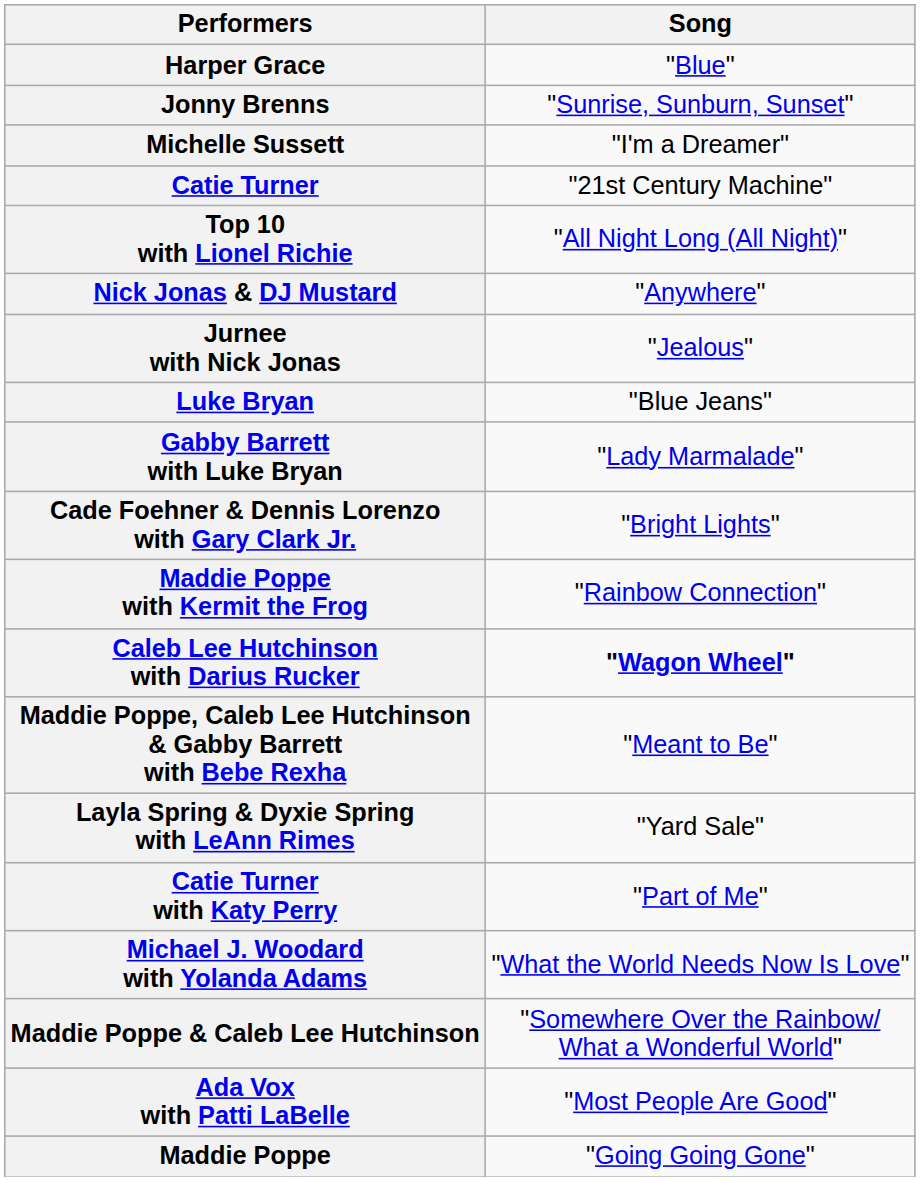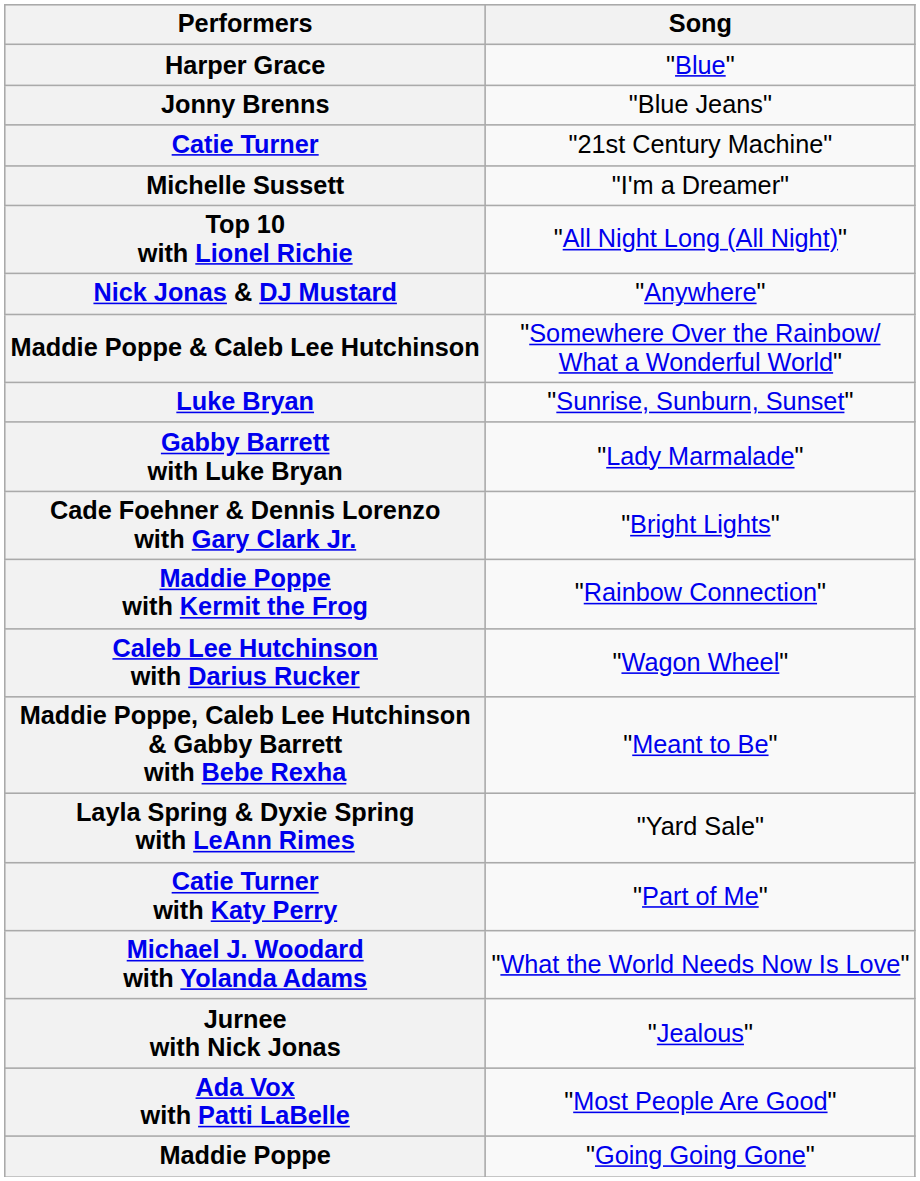(700, 104) "Sunrise, Sunburn, Sunset" -> (700, 104) "Blue Jeans"
rows swapped: (245, 144) <-> (245, 184)
rows swapped: (245, 347) <-> (245, 1033)
(700, 402) "Blue Jeans" -> (700, 402) "Sunrise, Sunburn, Sunset"
(700, 662) bold -> (700, 662) normal
